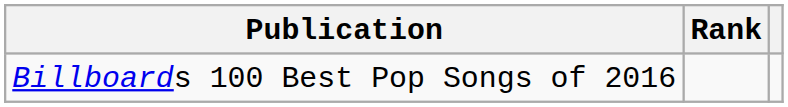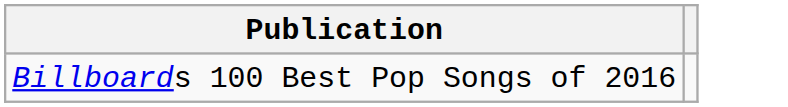- column: (726, 30)
